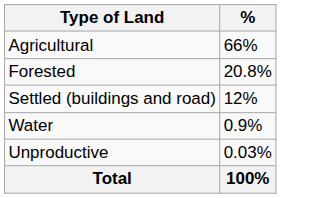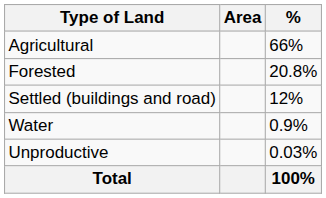+ column: (243, 17)
